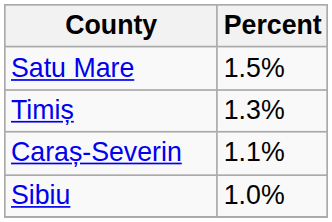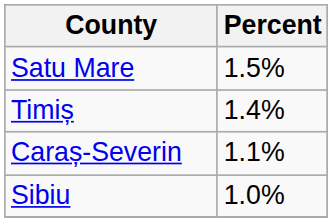(254, 110) 1.3% -> (254, 110) 1.4%
